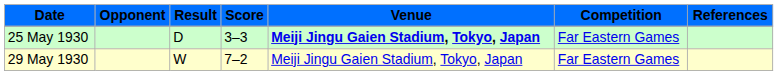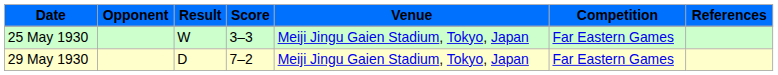(178, 37) D -> (184, 37) W
(406, 37) bold -> (403, 37) normal
(180, 59) W -> (182, 59) D
